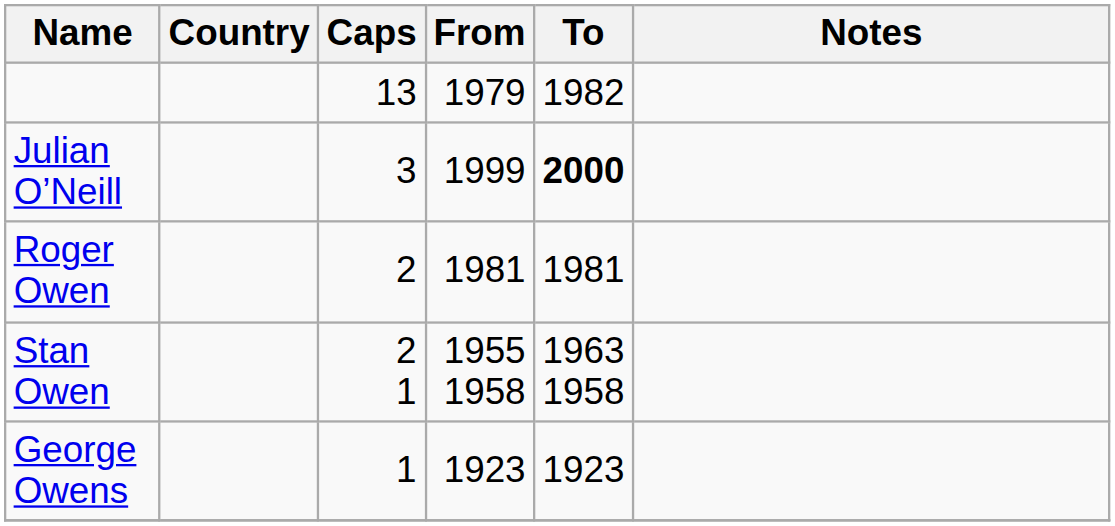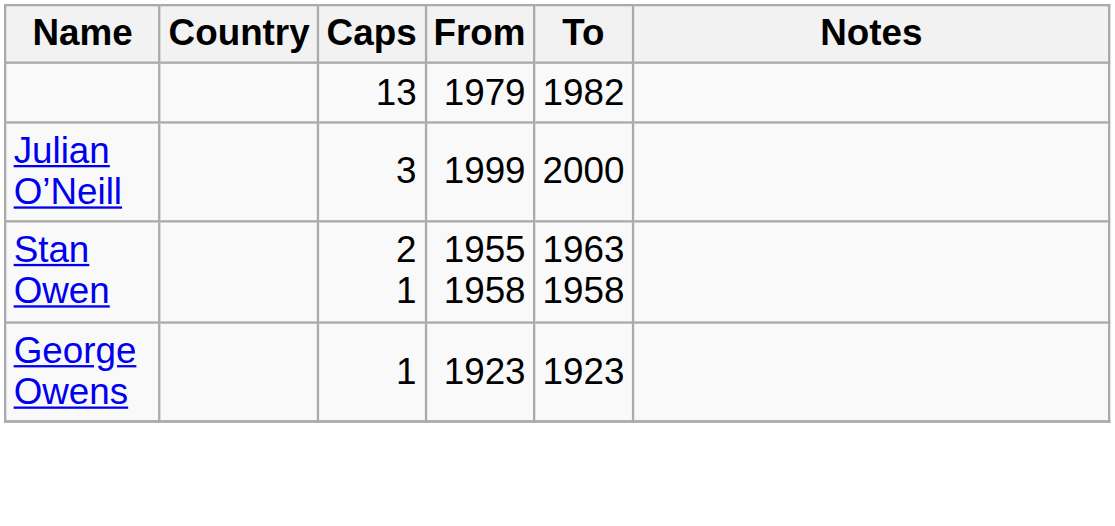(583, 171) bold -> (583, 171) normal
- row: (64, 270)
